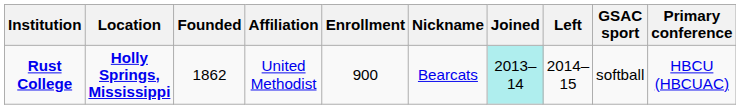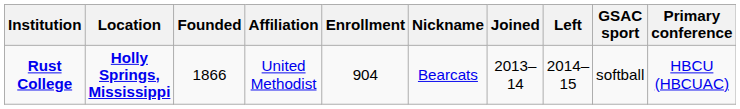(209, 74) 1862 -> (209, 74) 1866
(365, 74) 900 -> (365, 74) 904
(515, 74) paleturquoise background -> (515, 74) no background
